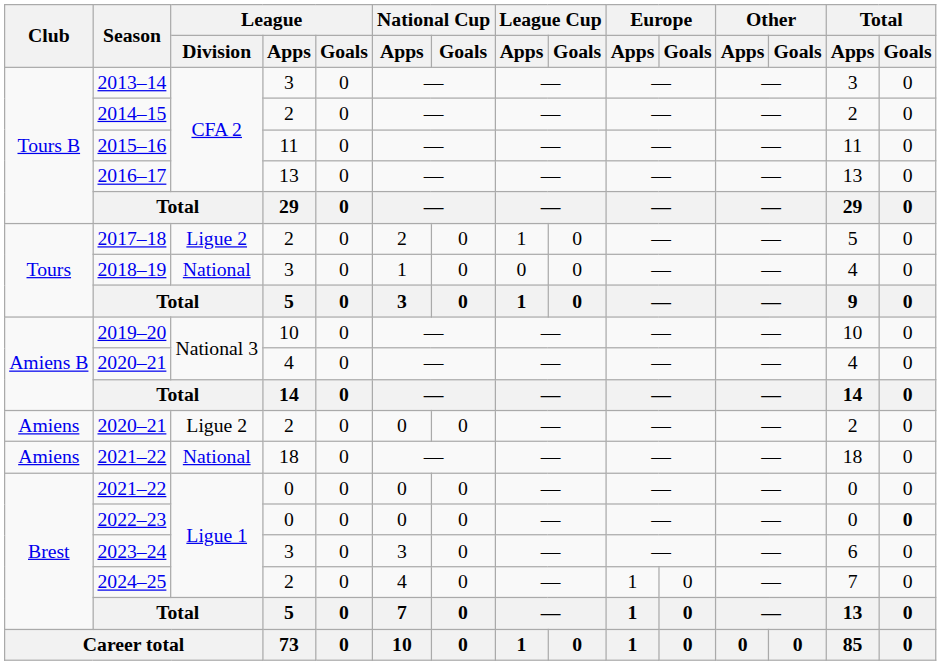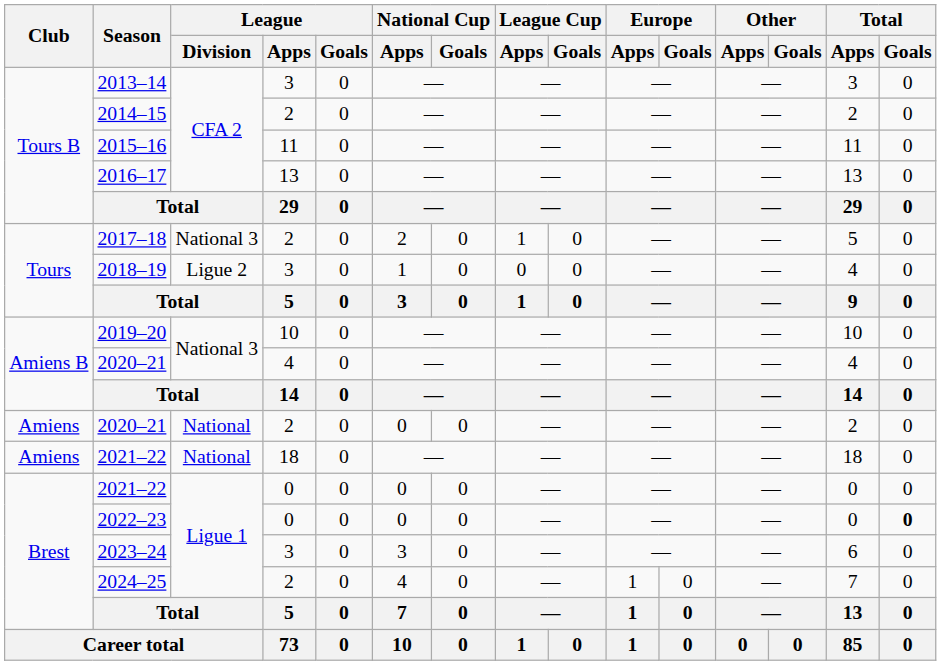(217, 238) Ligue 2 -> (217, 238) National 3
(217, 269) National -> (217, 269) Ligue 2
(217, 425) Ligue 2 -> (217, 425) National
